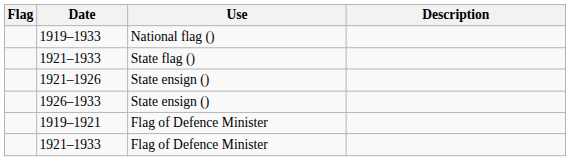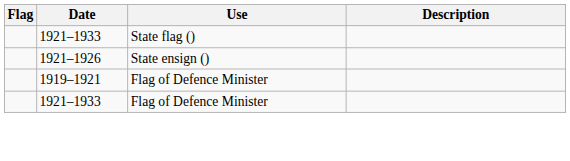- row: (70, 36)
- row: (70, 101)
